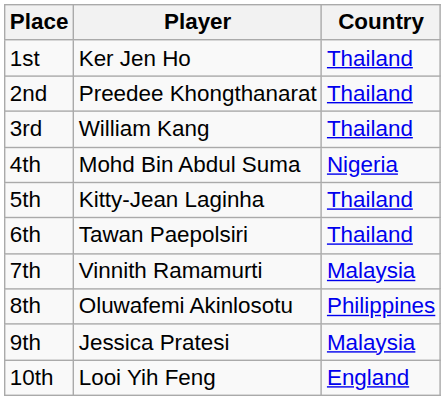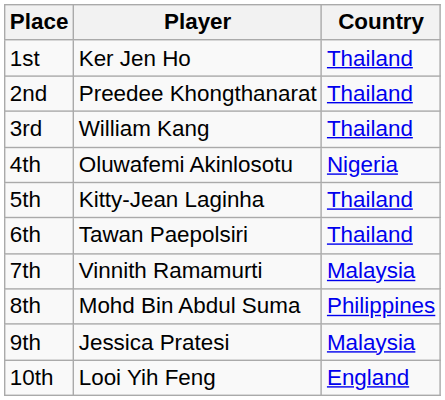(190, 164) Mohd Bin Abdul Suma -> (186, 164) Oluwafemi Akinlosotu
(186, 306) Oluwafemi Akinlosotu -> (190, 306) Mohd Bin Abdul Suma
